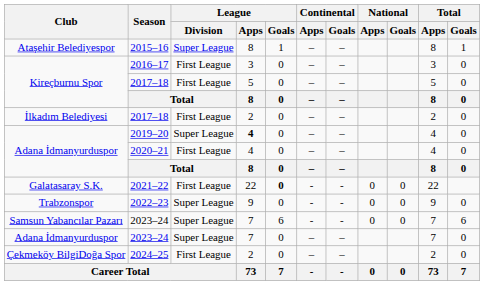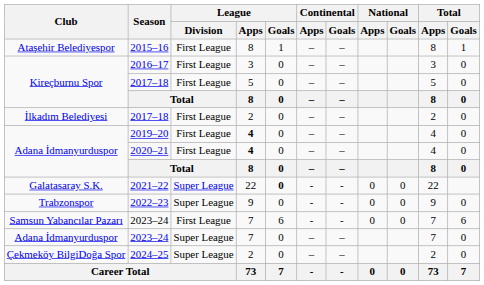(203, 47) Super League -> (203, 47) First League
(203, 133) Super League -> (203, 133) First League
(251, 151) normal -> (251, 151) bold
(203, 185) First League -> (203, 185) Super League
(203, 220) Super League -> (203, 220) First League
(203, 254) First League -> (203, 254) Super League
